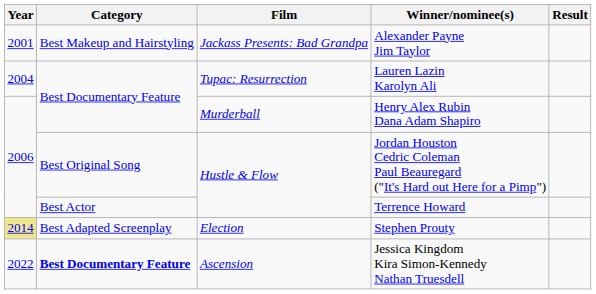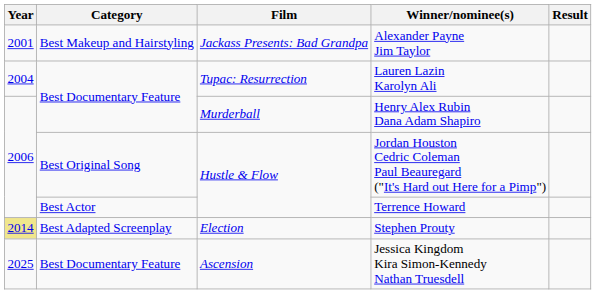(21, 263) 2022 -> (21, 263) 2025
(115, 263) bold -> (110, 263) normal
